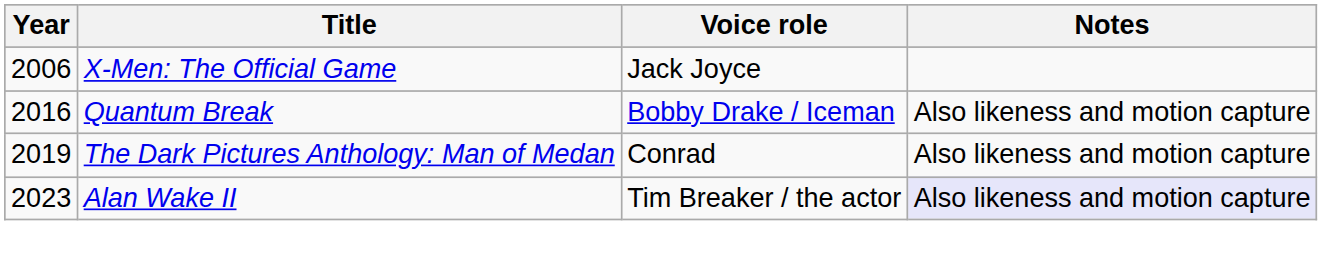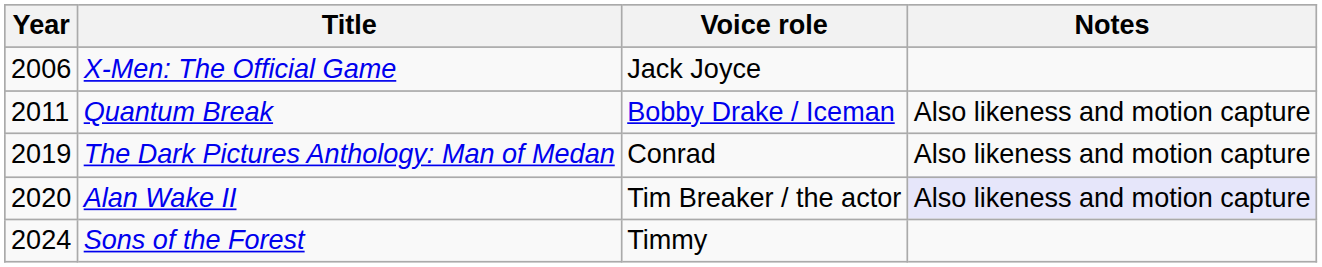(41, 111) 2016 -> (40, 111) 2011
(41, 197) 2023 -> (41, 197) 2020
+ row: (194, 240)
